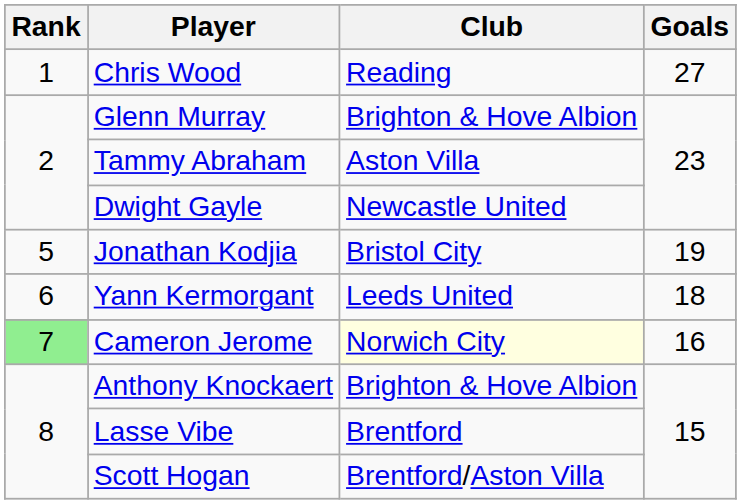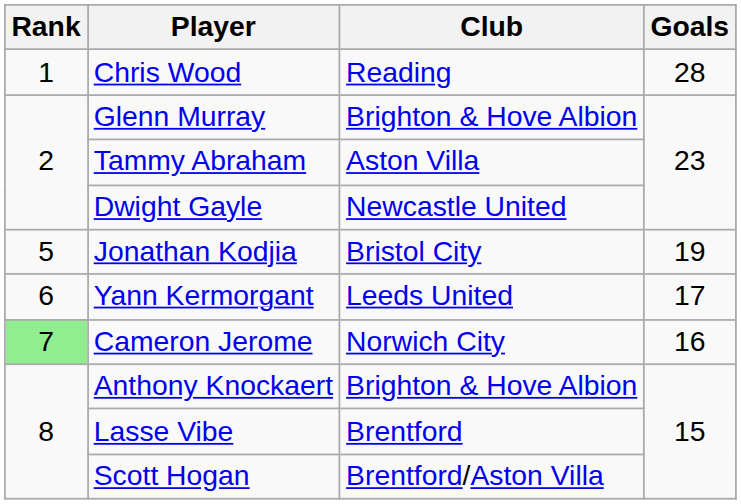(690, 71) 27 -> (690, 71) 28
(690, 296) 18 -> (690, 296) 17
(426, 341) lightyellow background -> (426, 341) no background
